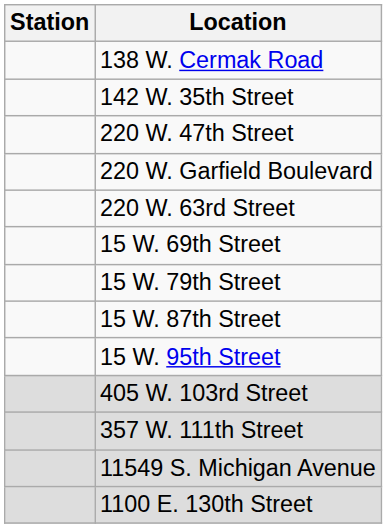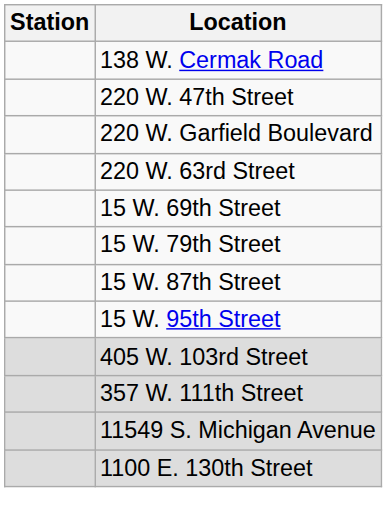- row: (197, 97)
